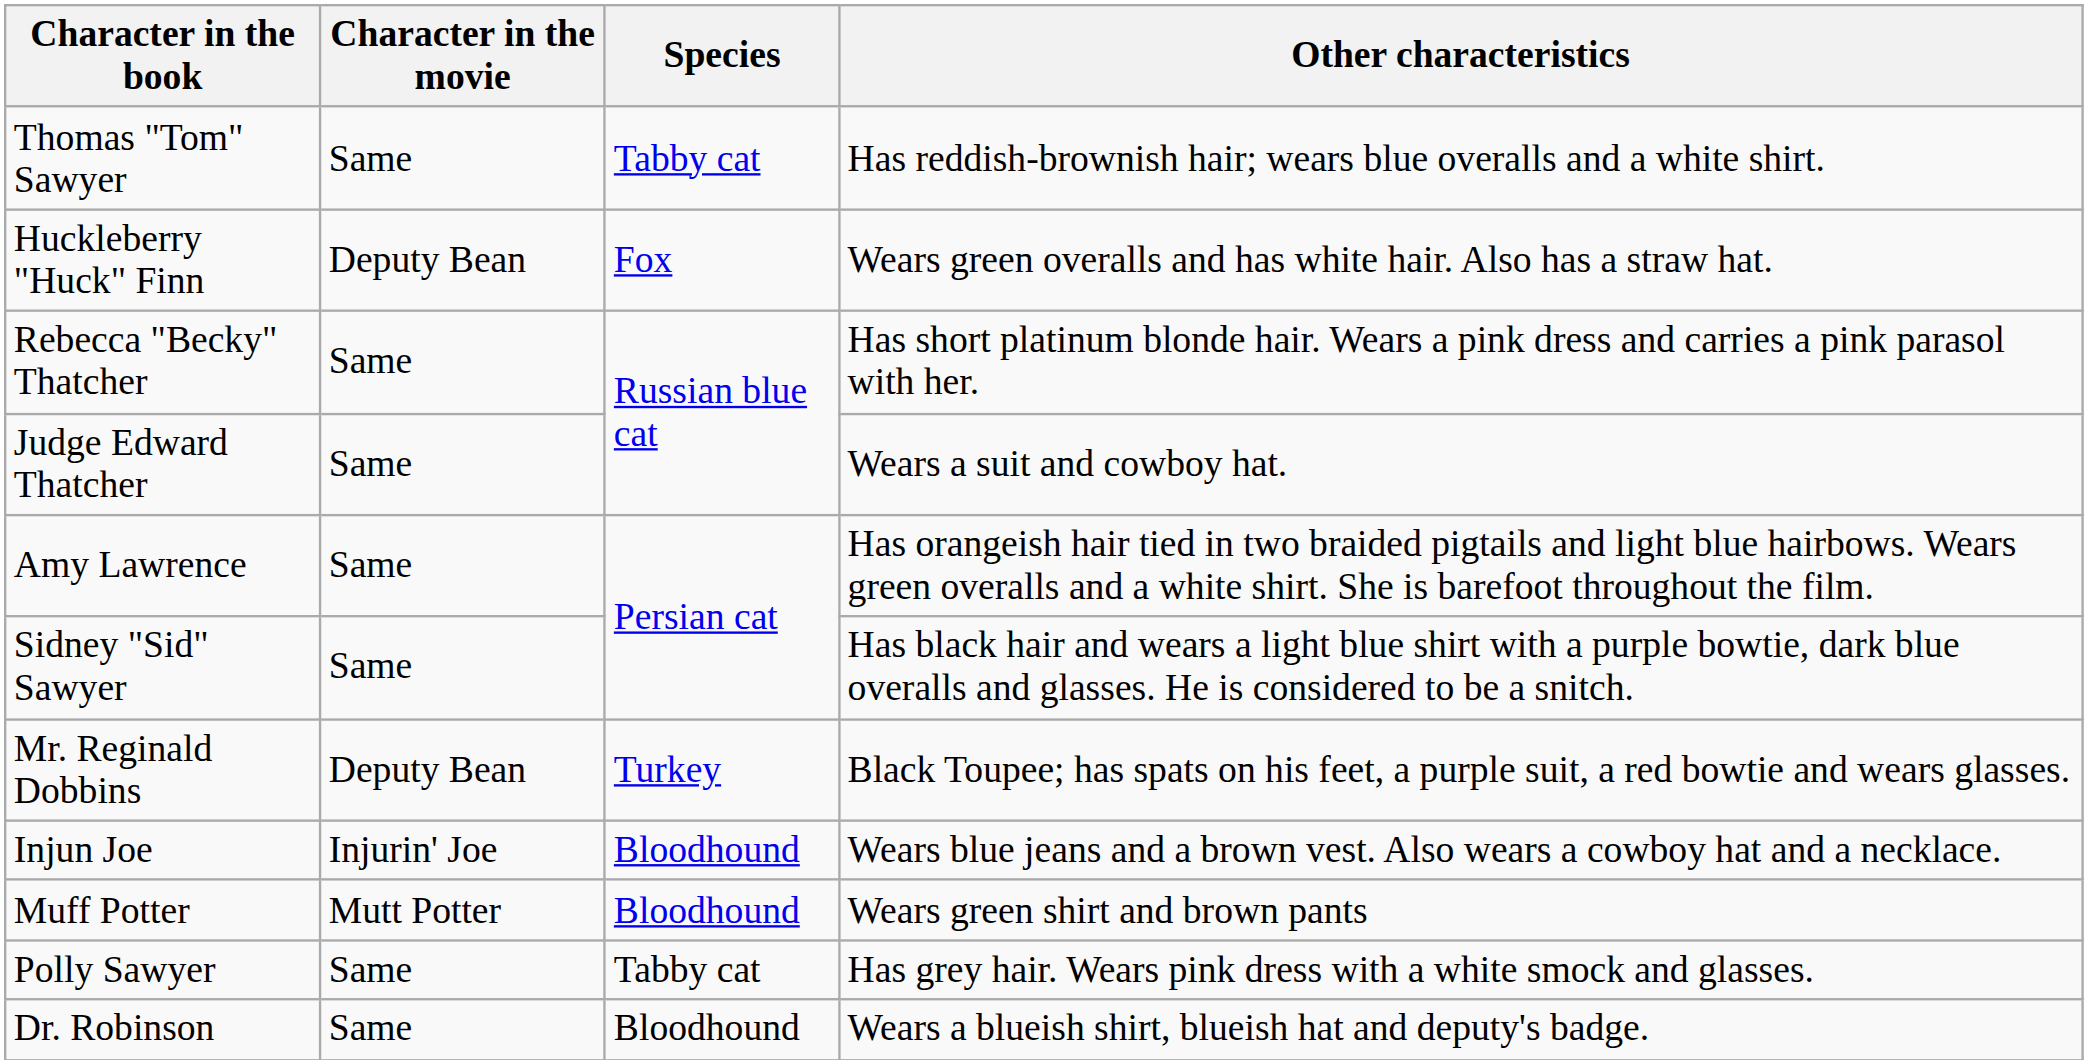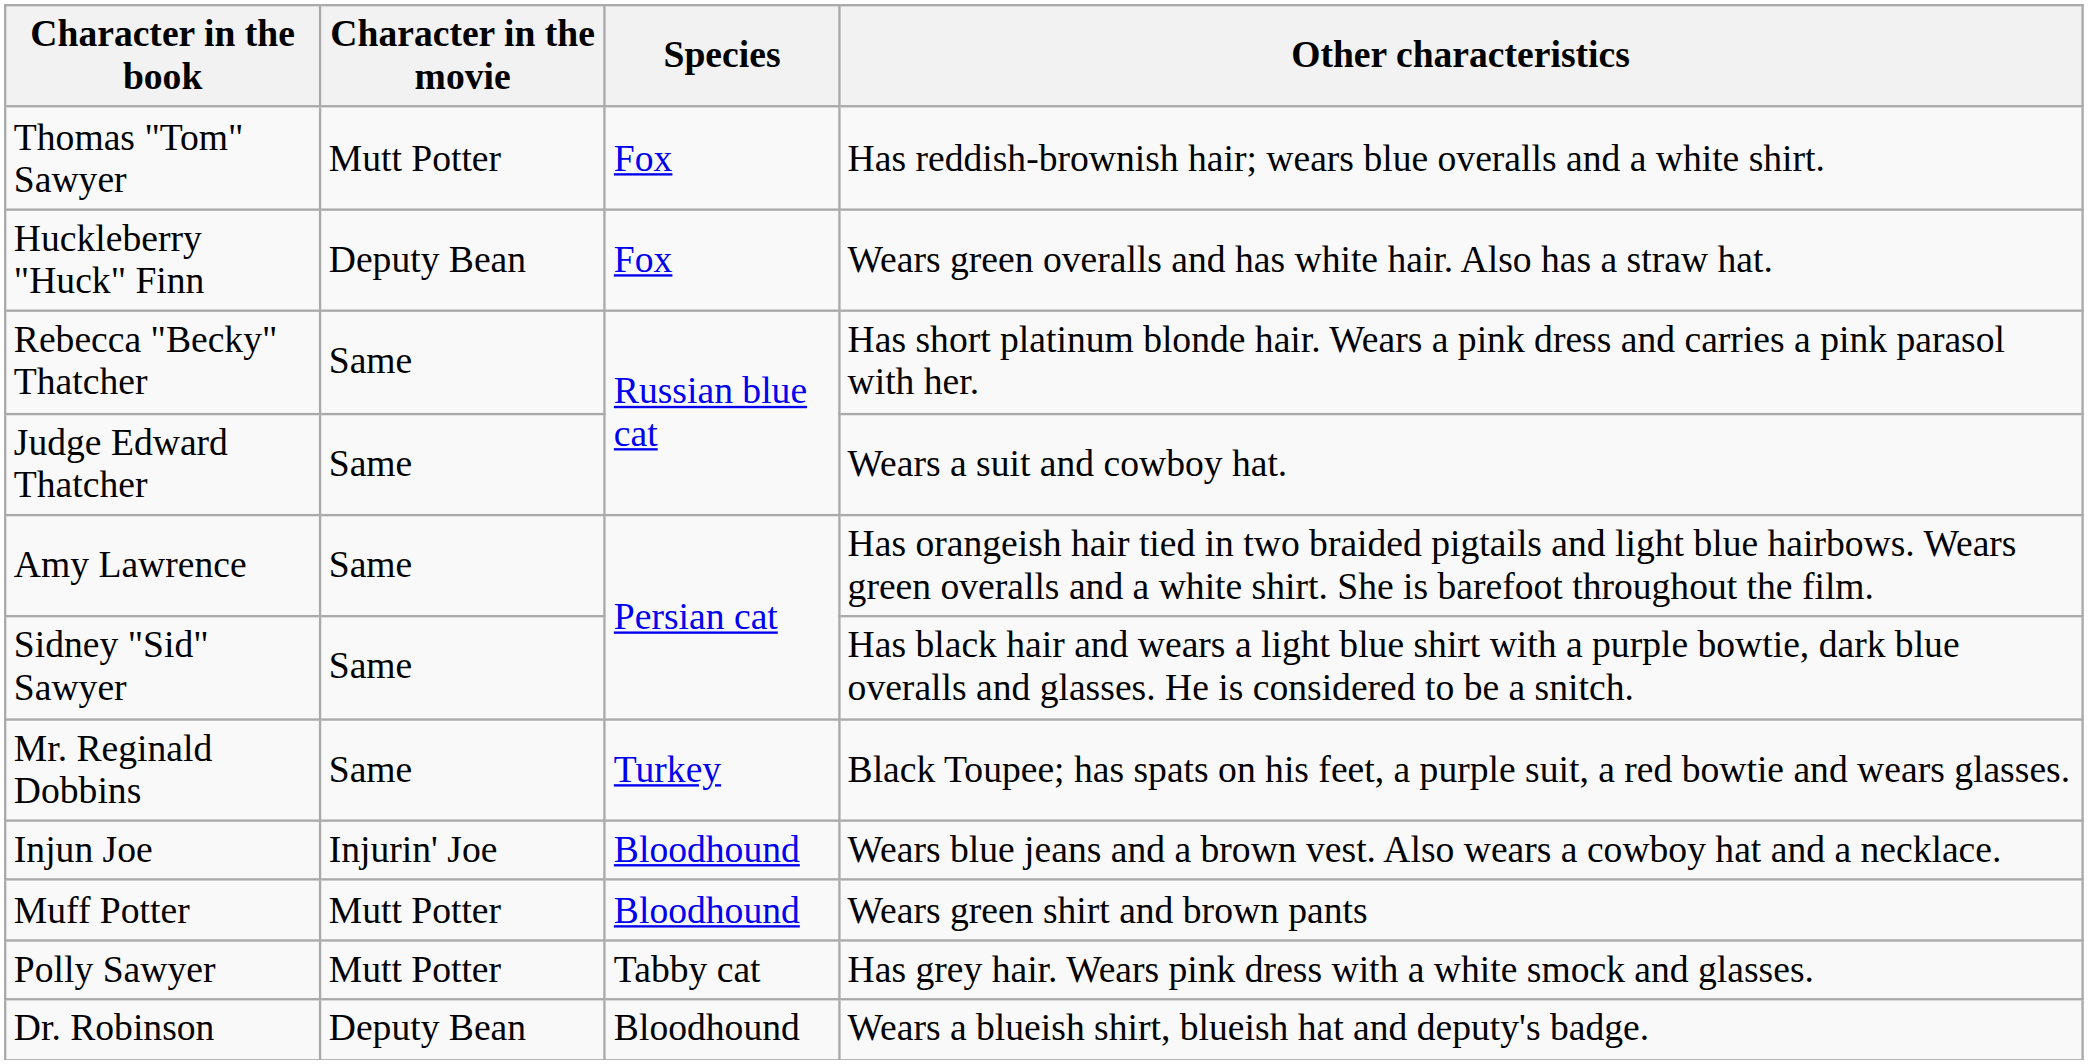(371, 157) Same -> (415, 157) Mutt Potter
(687, 157) Tabby cat -> (643, 157) Fox
(427, 768) Deputy Bean -> (371, 768) Same
(371, 969) Same -> (415, 969) Mutt Potter
(371, 1028) Same -> (427, 1028) Deputy Bean
